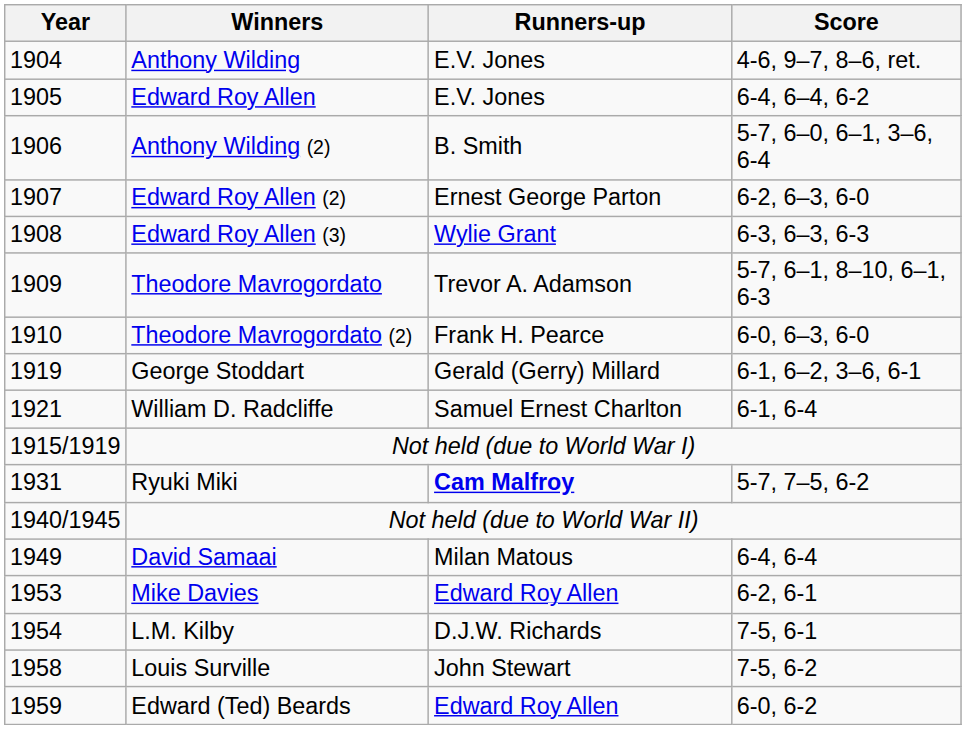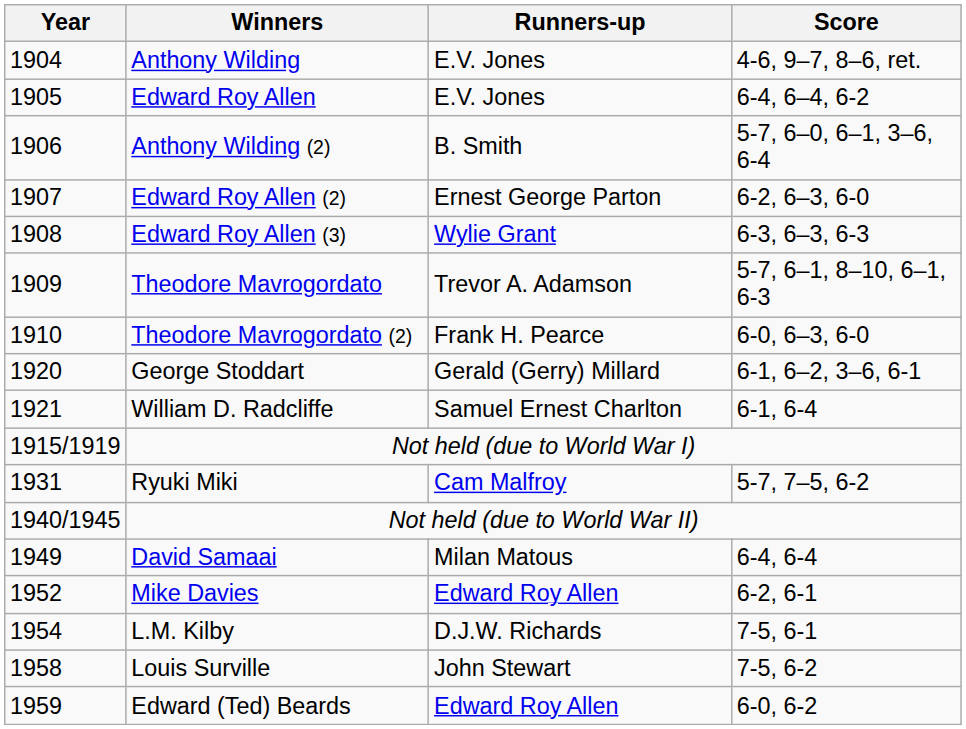(36, 371) 1919 -> (36, 371) 1920
(504, 483) bold -> (500, 483) normal
(36, 594) 1953 -> (36, 594) 1952
